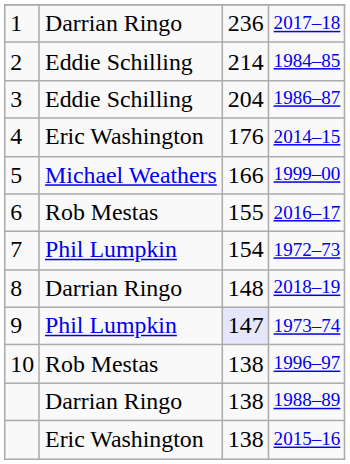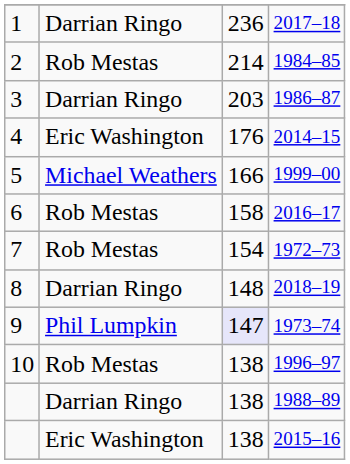(119, 61) Eddie Schilling -> (102, 61) Rob Mestas
(119, 99) Eddie Schilling -> (114, 99) Darrian Ringo
(246, 99) 204 -> (246, 99) 203
(246, 212) 155 -> (246, 212) 158
(111, 250) Phil Lumpkin -> (102, 250) Rob Mestas
